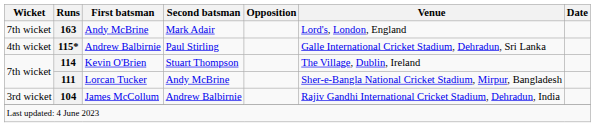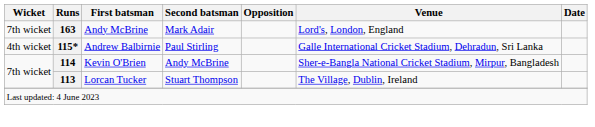(202, 63) Stuart Thompson -> (197, 63) Andy McBrine
(361, 63) The Village, Dublin, Ireland -> (429, 63) Sher-e-Bangla National Cricket Stadium, Mirpur, Bangladesh
(68, 79) 111 -> (68, 79) 113
(197, 79) Andy McBrine -> (202, 79) Stuart Thompson
(432, 79) Sher-e-Bangla National Cricket Stadium, Mirpur, Bangladesh -> (358, 79) The Village, Dublin, Ireland
- row: (122, 96)
